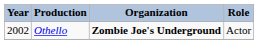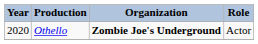(18, 30) 2002 -> (18, 30) 2020
